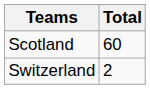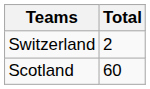rows swapped: (41, 44) <-> (52, 71)
